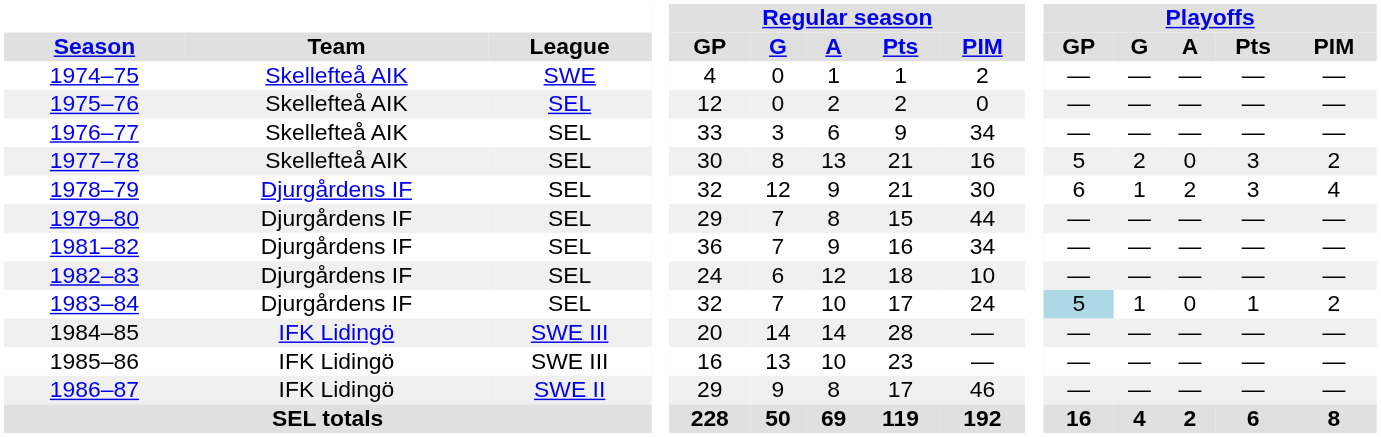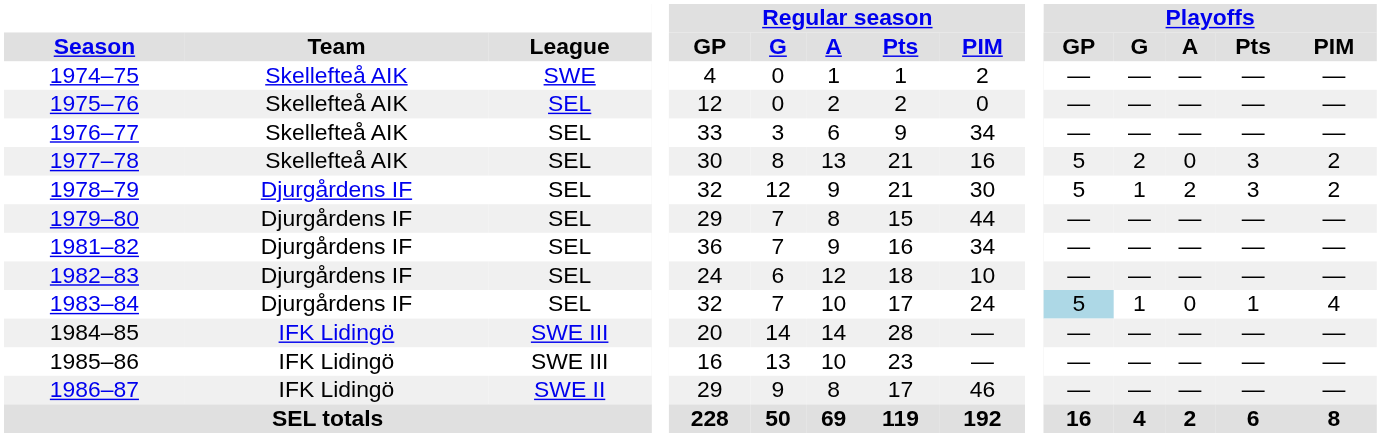(1079, 189) 6 -> (1079, 189) 5
(1334, 189) 4 -> (1334, 189) 2
(1334, 304) 2 -> (1334, 304) 4
